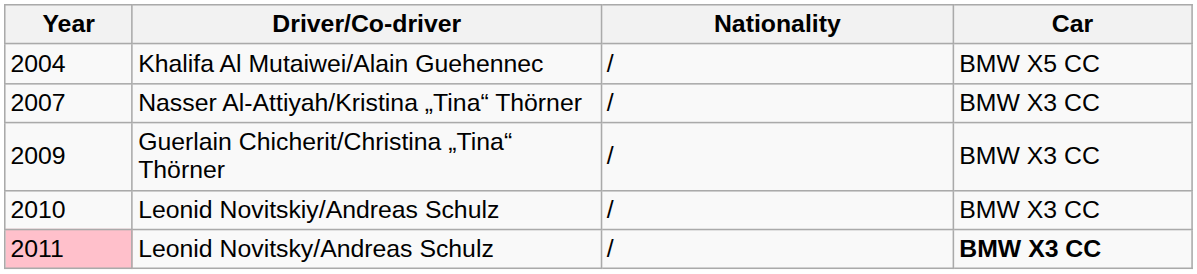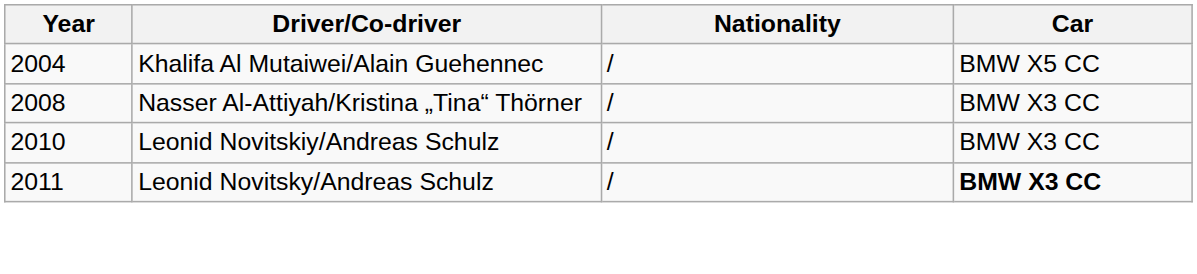(38, 102) 2007 -> (38, 102) 2008
- row: (325, 156)
(37, 248) pink background -> (37, 181) no background
